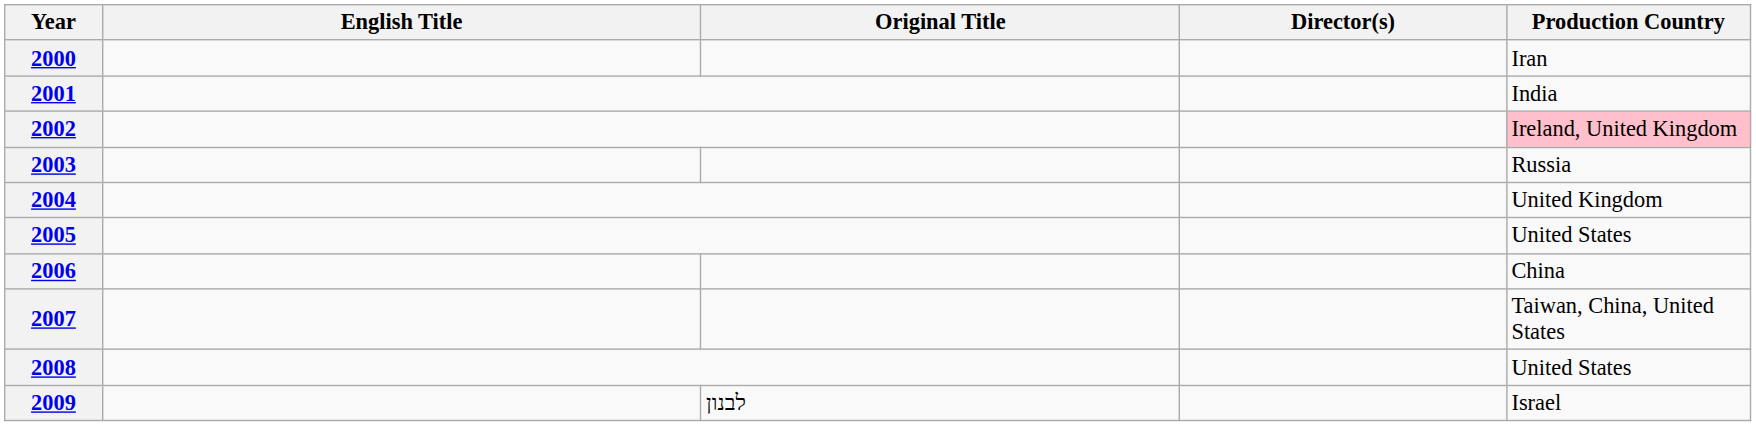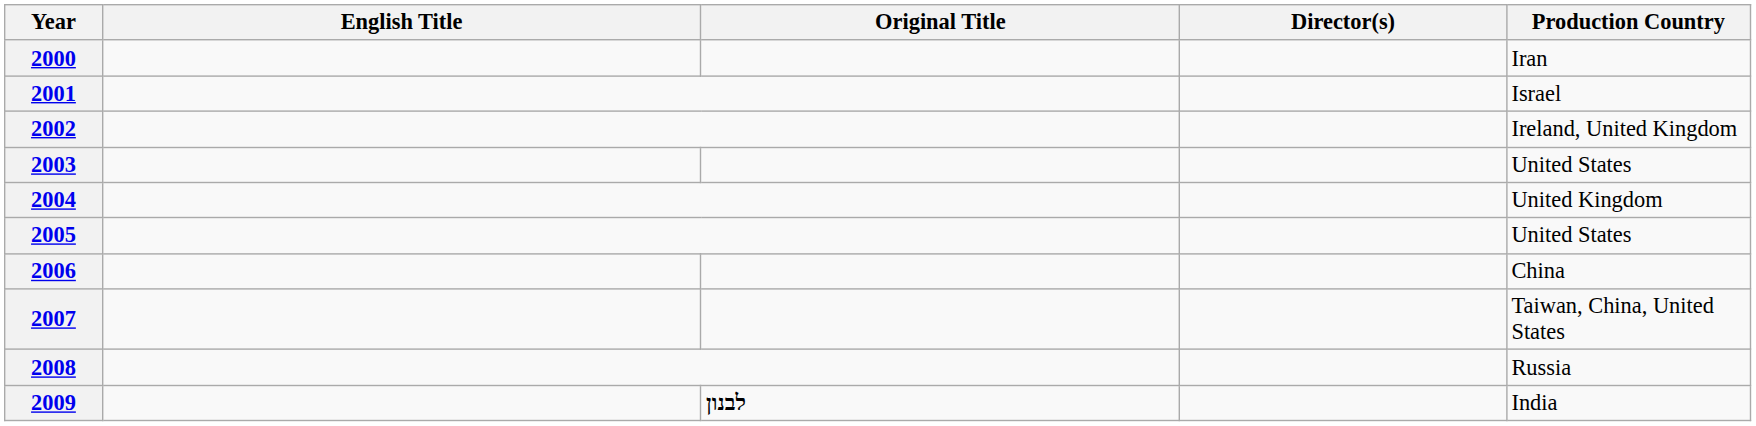(1534, 93) India -> (1536, 93) Israel
(1624, 128) pink background -> (1624, 128) no background
(1541, 164) Russia -> (1571, 164) United States
(1571, 367) United States -> (1541, 367) Russia
(726, 402) normal -> (726, 402) bold
(1536, 402) Israel -> (1534, 402) India
